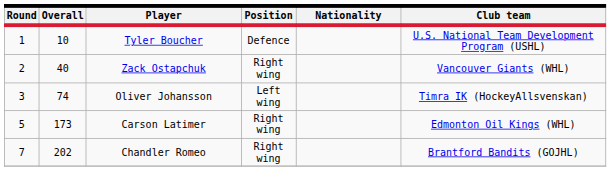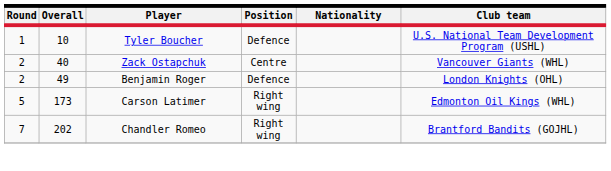(269, 69) Right wing -> (269, 63) Centre
+ row: (164, 79)
- row: (164, 97)
